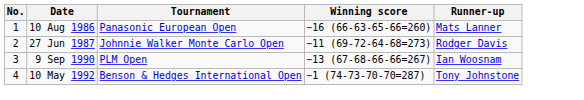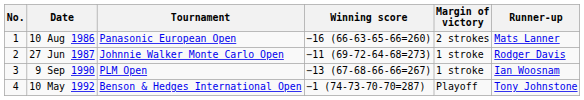+ column: (463, 18)
